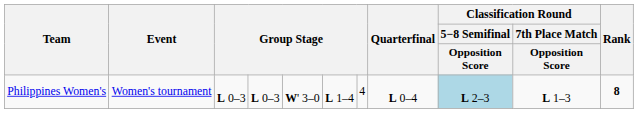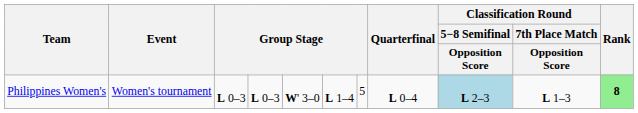(362, 92) 4 -> (362, 92) 5
(617, 92) no background -> (617, 92) lightgreen background
